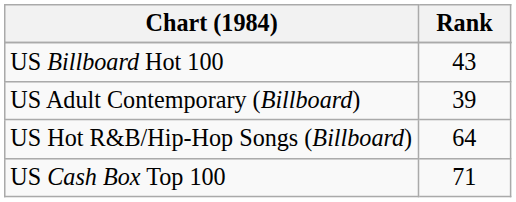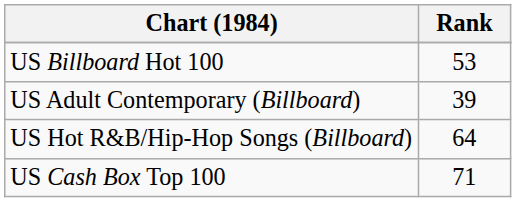(464, 61) 43 -> (464, 61) 53
